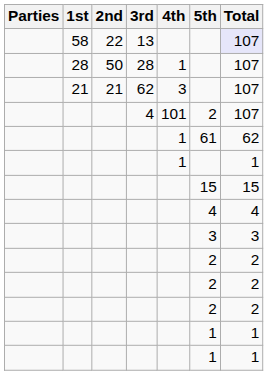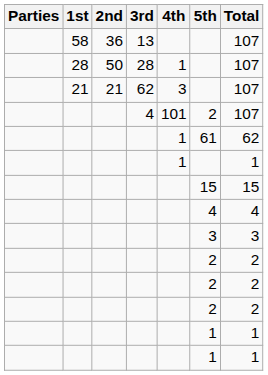(114, 41) 22 -> (114, 41) 36
(247, 41) lavender background -> (247, 41) no background
